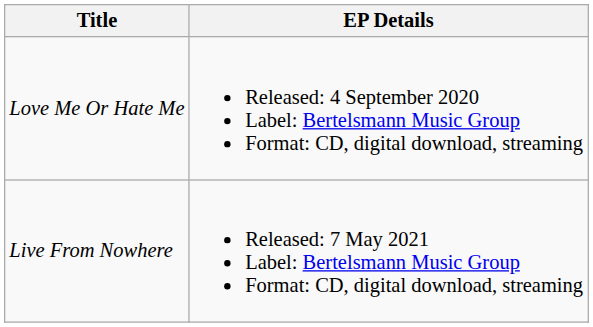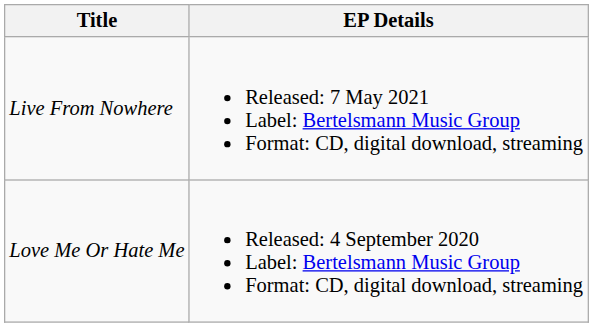rows swapped: (97, 108) <-> (91, 250)
